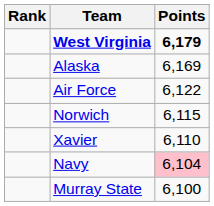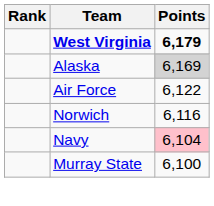(182, 66) no background -> (182, 66) lightgrey background
(182, 115) 6,115 -> (182, 115) 6,116
- row: (75, 139)
